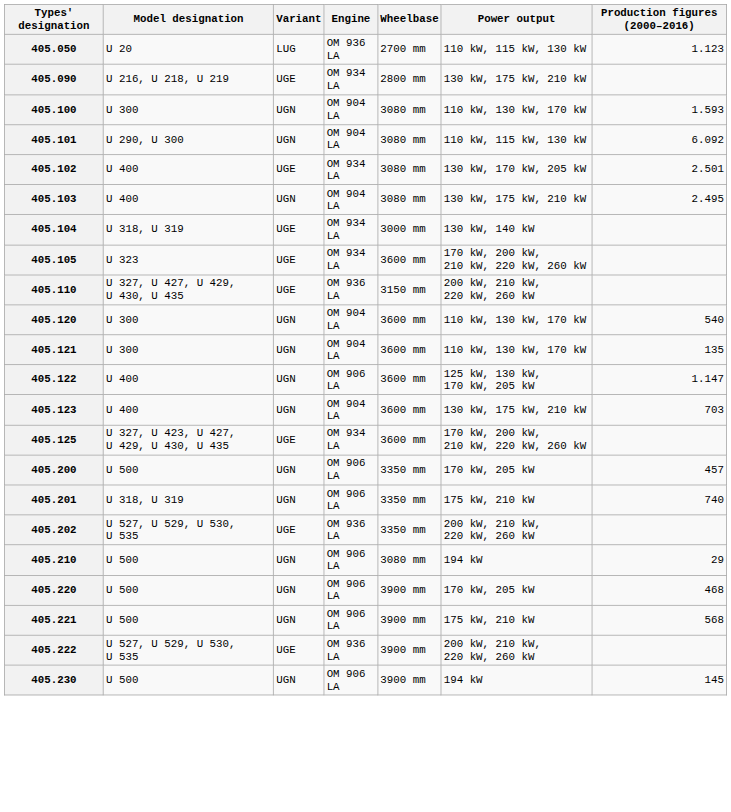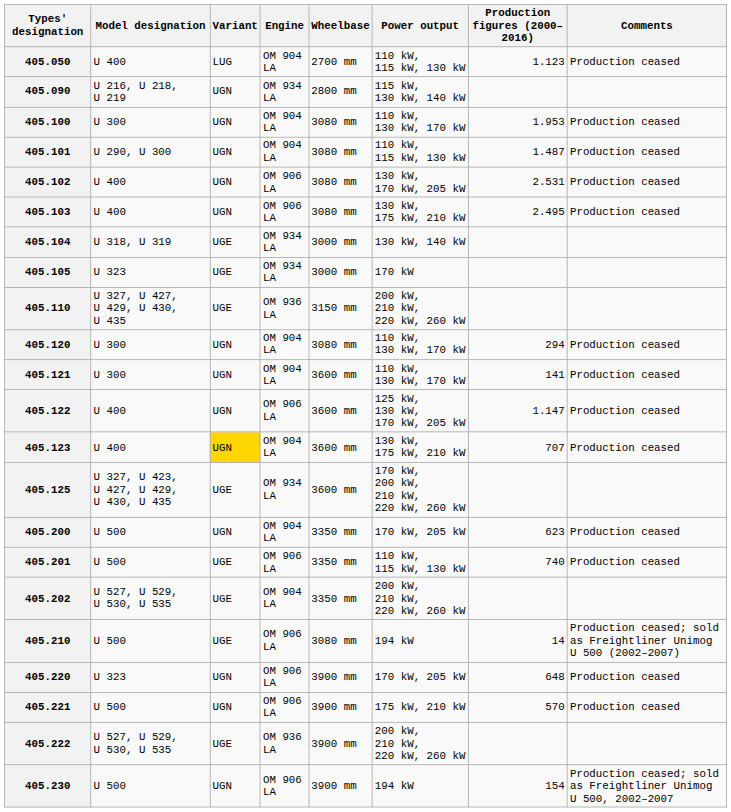+ column: (647, 26)
(119, 49) U 20 -> (110, 62) U 400
(346, 49) OM 936 LA -> (282, 62) OM 904 LA
(286, 80) UGE -> (222, 92) UGN
(515, 80) 130 kW, 175 kW, 210 kW -> (420, 92) 115 kW, 130 kW, 140 kW
(708, 110) 1.593 -> (549, 122) 1.953
(708, 140) 6.092 -> (549, 152) 1.487
(286, 170) UGE -> (222, 182) UGN
(346, 170) OM 934 LA -> (282, 182) OM 906 LA
(708, 170) 2.501 -> (549, 182) 2.531
(346, 200) OM 904 LA -> (282, 212) OM 906 LA
(403, 260) 3600 mm -> (334, 272) 3000 mm
(515, 260) 170 kW, 200 kW, 210 kW, 220 kW, 260 kW -> (394, 272) 170 kW
(403, 320) 3600 mm -> (334, 345) 3080 mm
(714, 320) 540 -> (555, 345) 294
(714, 350) 135 -> (555, 375) 141
(286, 410) no background -> (222, 447) gold background
(714, 410) 703 -> (555, 447) 707
(346, 470) OM 906 LA -> (282, 532) OM 904 LA
(714, 470) 457 -> (555, 532) 623
(145, 500) U 318, U 319 -> (110, 562) U 500
(286, 500) UGN -> (222, 562) UGE
(489, 500) 175 kW, 210 kW -> (420, 562) 110 kW, 115 kW, 130 kW
(346, 530) OM 936 LA -> (282, 599) OM 904 LA
(286, 560) UGN -> (222, 641) UGE
(717, 560) 29 -> (558, 641) 14
(122, 590) U 500 -> (110, 677) U 323
(714, 590) 468 -> (555, 677) 648
(714, 620) 568 -> (555, 707) 570
(714, 680) 145 -> (555, 786) 154
